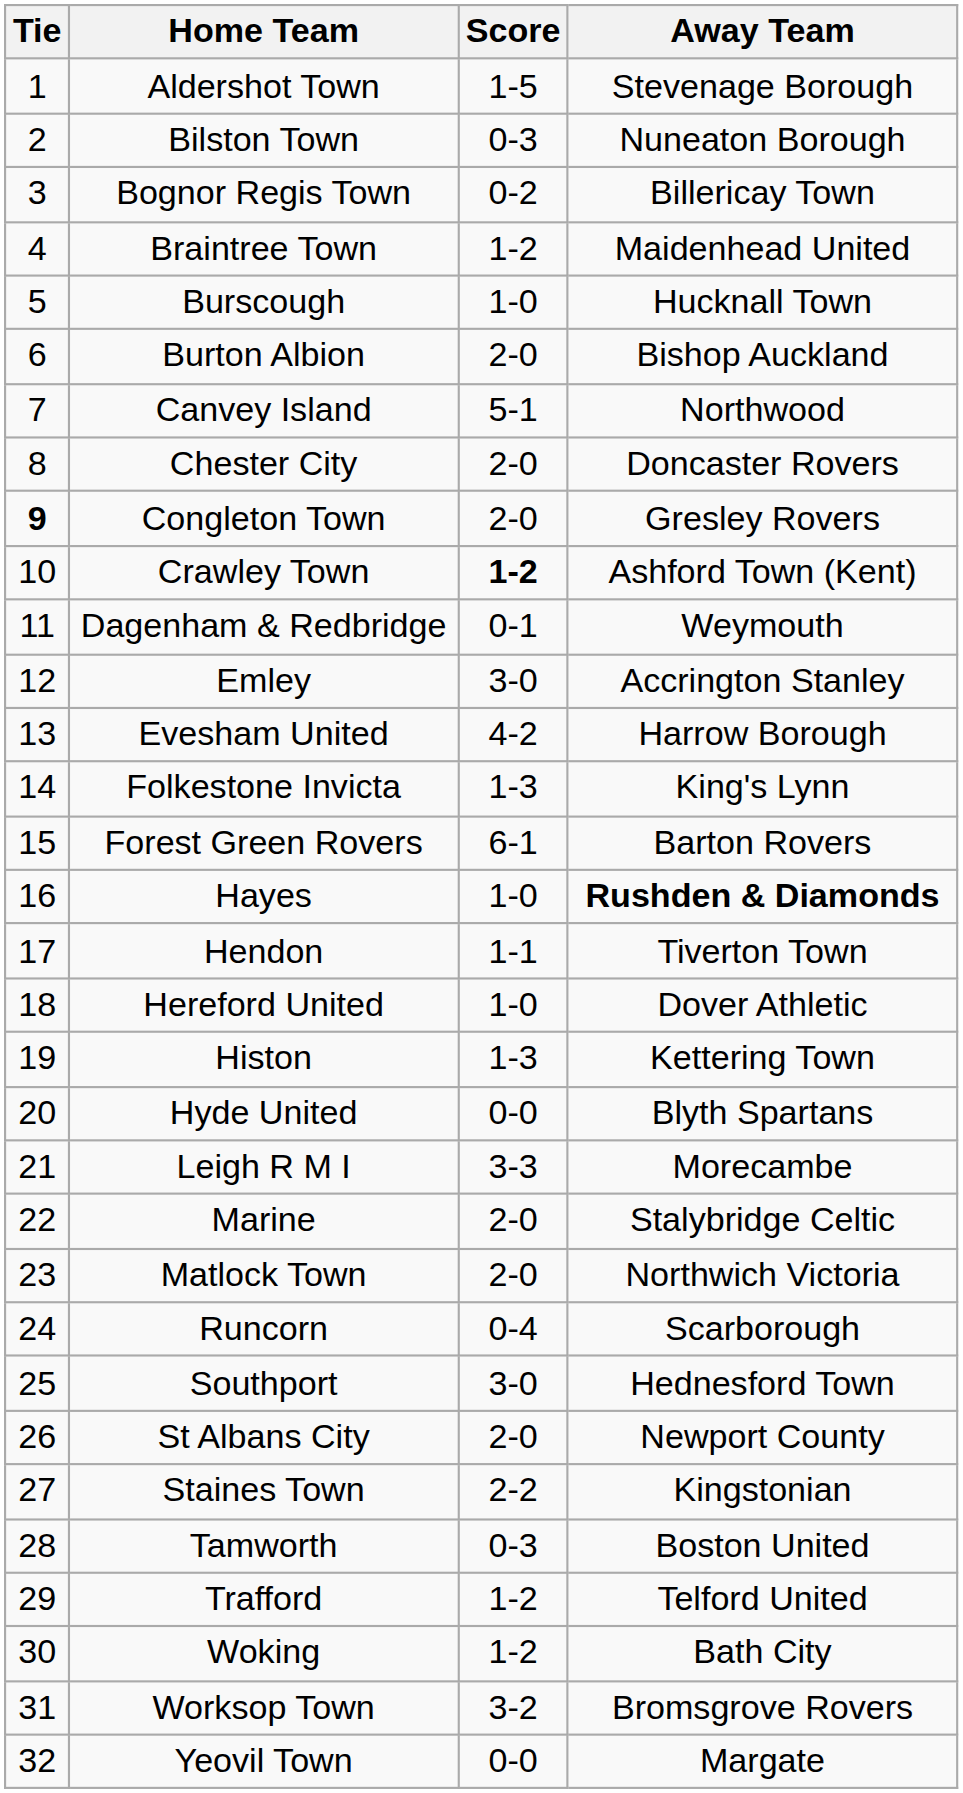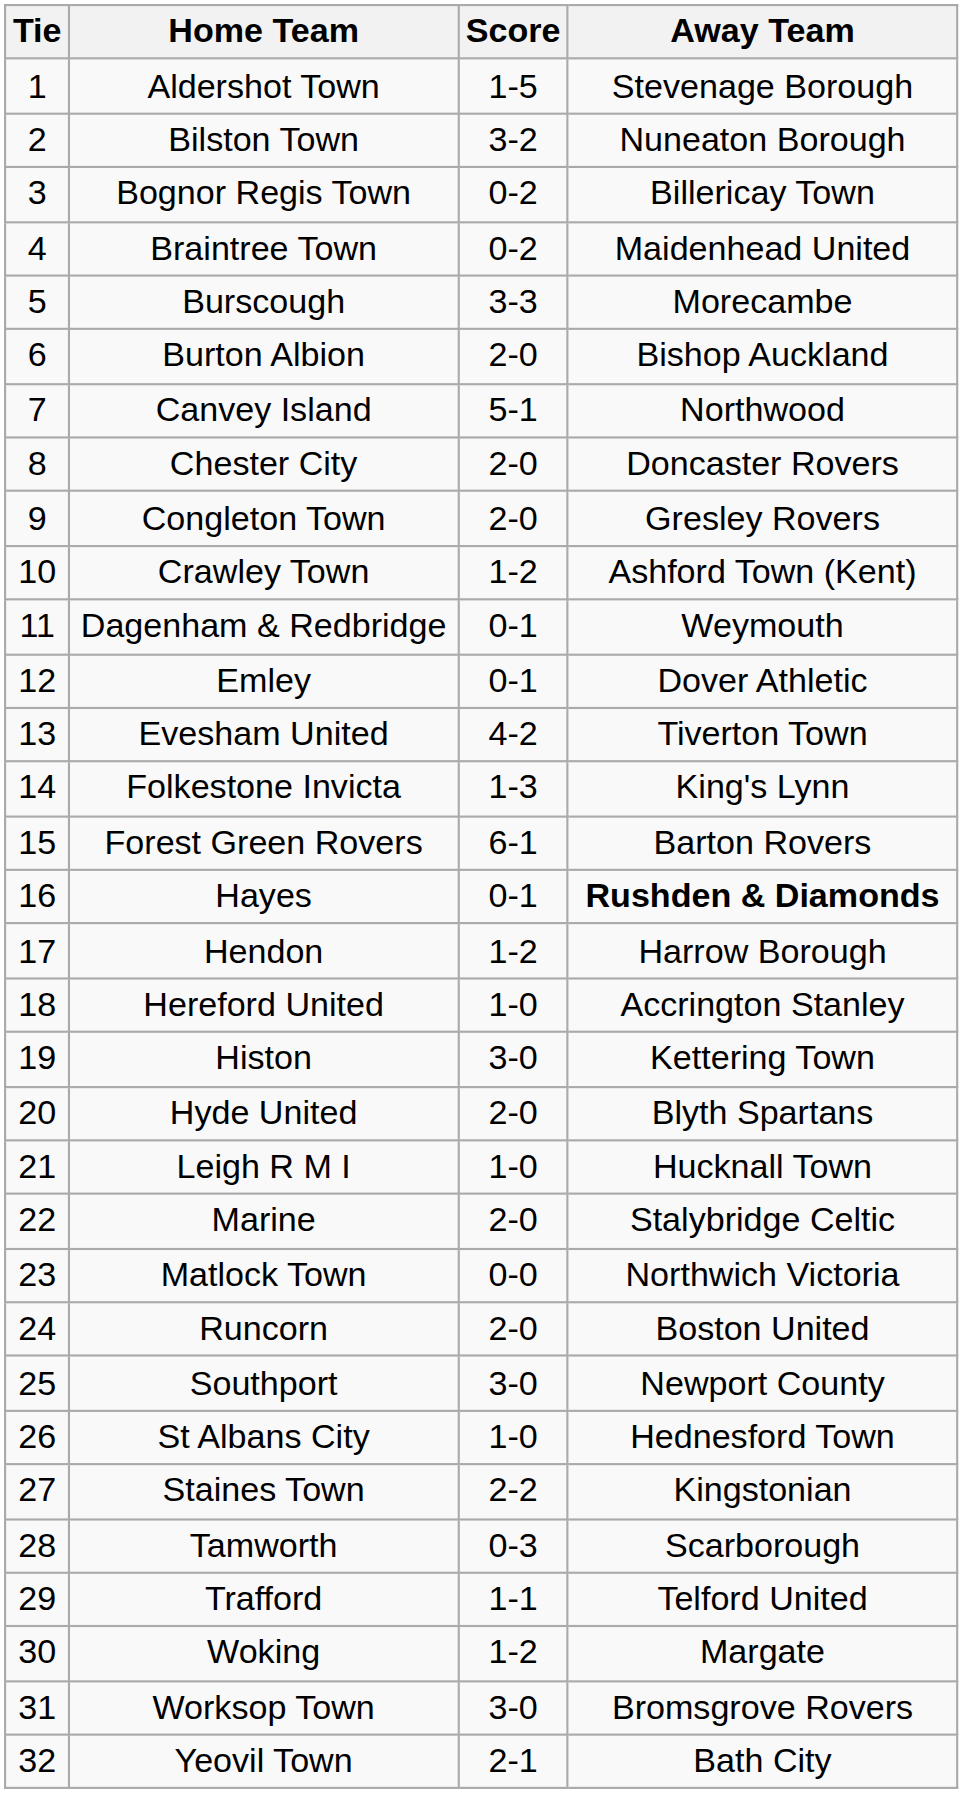(513, 139) 0-3 -> (513, 139) 3-2
(513, 247) 1-2 -> (513, 247) 0-2
(513, 301) 1-0 -> (513, 301) 3-3
(763, 301) Hucknall Town -> (762, 301) Morecambe
(37, 517) bold -> (37, 517) normal
(513, 572) bold -> (513, 572) normal
(513, 680) 3-0 -> (513, 680) 0-1
(763, 680) Accrington Stanley -> (763, 680) Dover Athletic
(763, 734) Harrow Borough -> (763, 734) Tiverton Town
(513, 896) 1-0 -> (513, 896) 0-1
(513, 950) 1-1 -> (513, 950) 1-2
(763, 950) Tiverton Town -> (763, 950) Harrow Borough
(763, 1004) Dover Athletic -> (763, 1004) Accrington Stanley
(513, 1058) 1-3 -> (513, 1058) 3-0
(513, 1112) 0-0 -> (513, 1112) 2-0
(513, 1166) 3-3 -> (513, 1166) 1-0
(762, 1166) Morecambe -> (763, 1166) Hucknall Town
(513, 1274) 2-0 -> (513, 1274) 0-0
(513, 1328) 0-4 -> (513, 1328) 2-0
(763, 1328) Scarborough -> (762, 1328) Boston United
(762, 1382) Hednesford Town -> (763, 1382) Newport County
(513, 1436) 2-0 -> (513, 1436) 1-0
(763, 1436) Newport County -> (762, 1436) Hednesford Town
(762, 1544) Boston United -> (763, 1544) Scarborough
(513, 1598) 1-2 -> (513, 1598) 1-1
(762, 1652) Bath City -> (762, 1652) Margate
(513, 1707) 3-2 -> (513, 1707) 3-0
(513, 1761) 0-0 -> (513, 1761) 2-1
(762, 1761) Margate -> (762, 1761) Bath City
